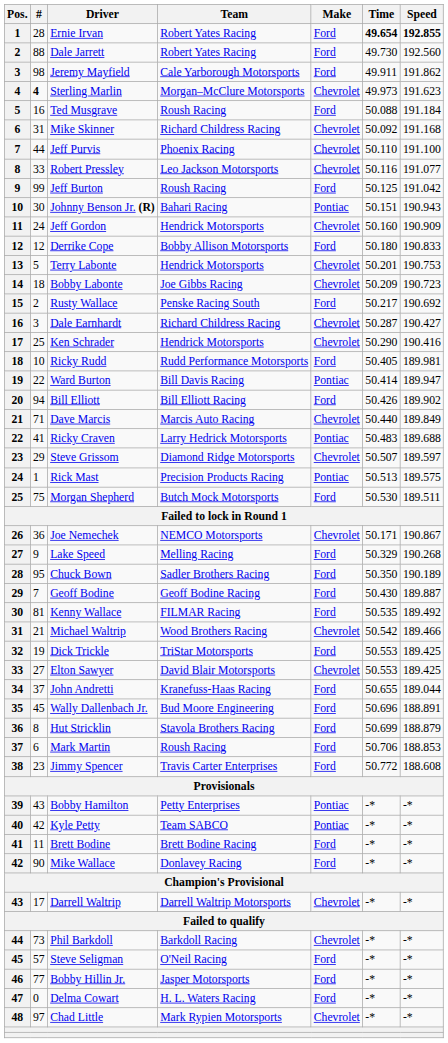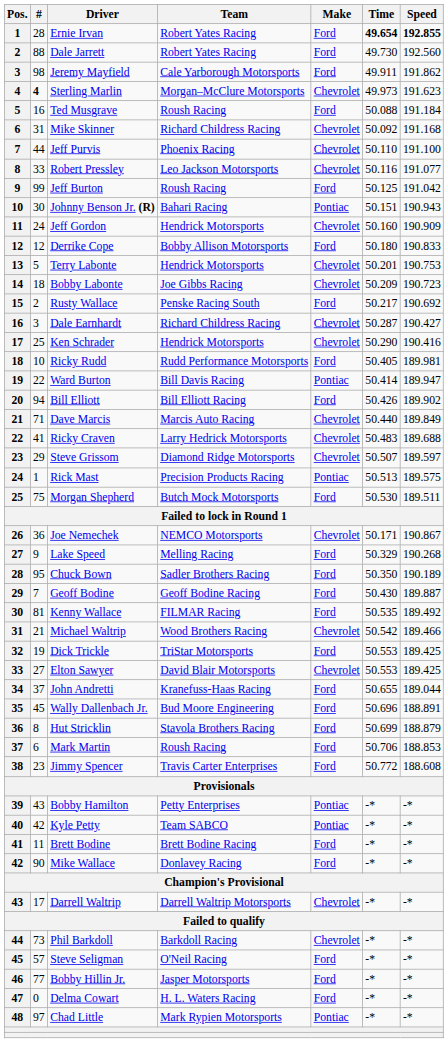(331, 438) Pontiac -> (337, 438) Chevrolet
(337, 1017) Chevrolet -> (331, 1017) Pontiac
